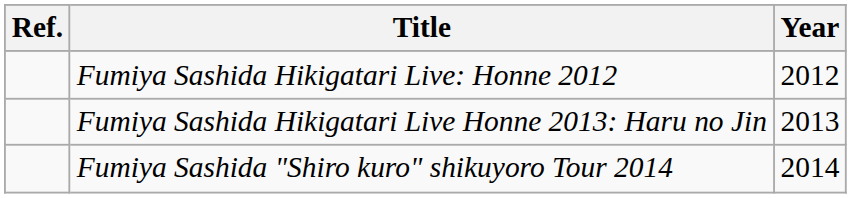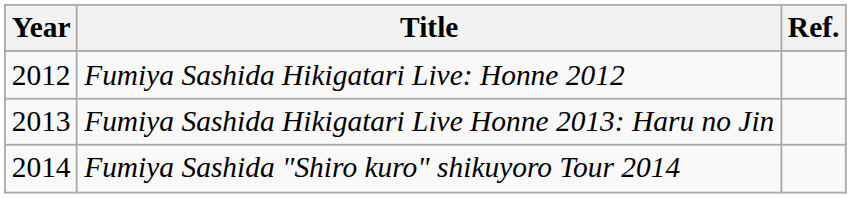columns swapped: (810, 27) <-> (37, 27)
